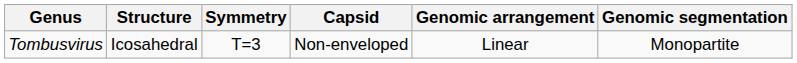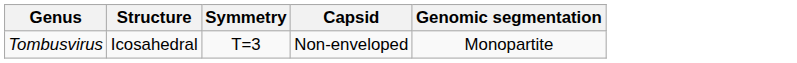- column: (505, 17)
